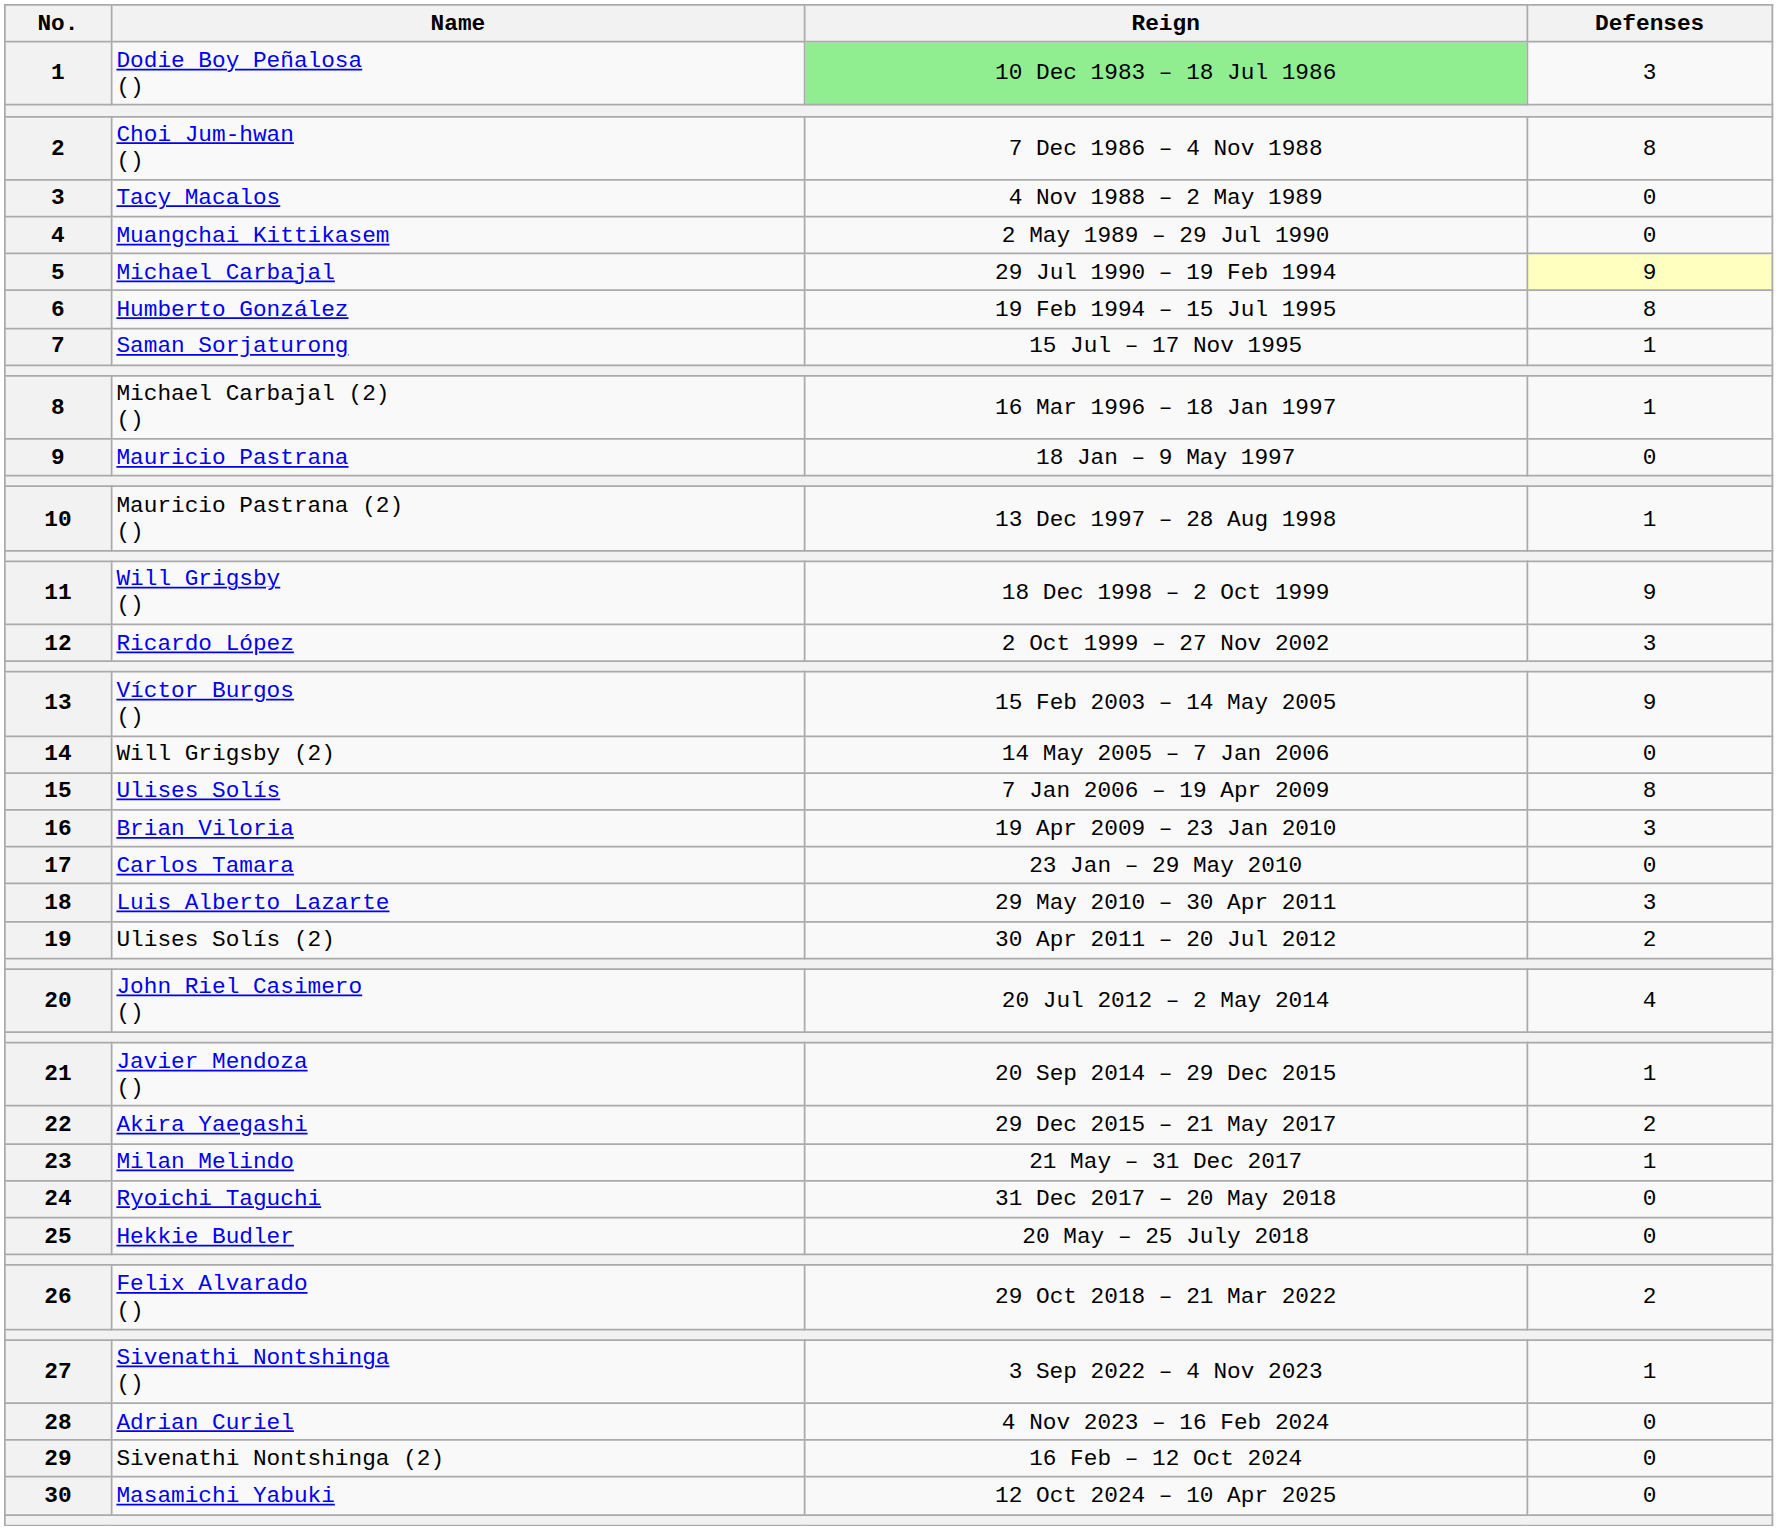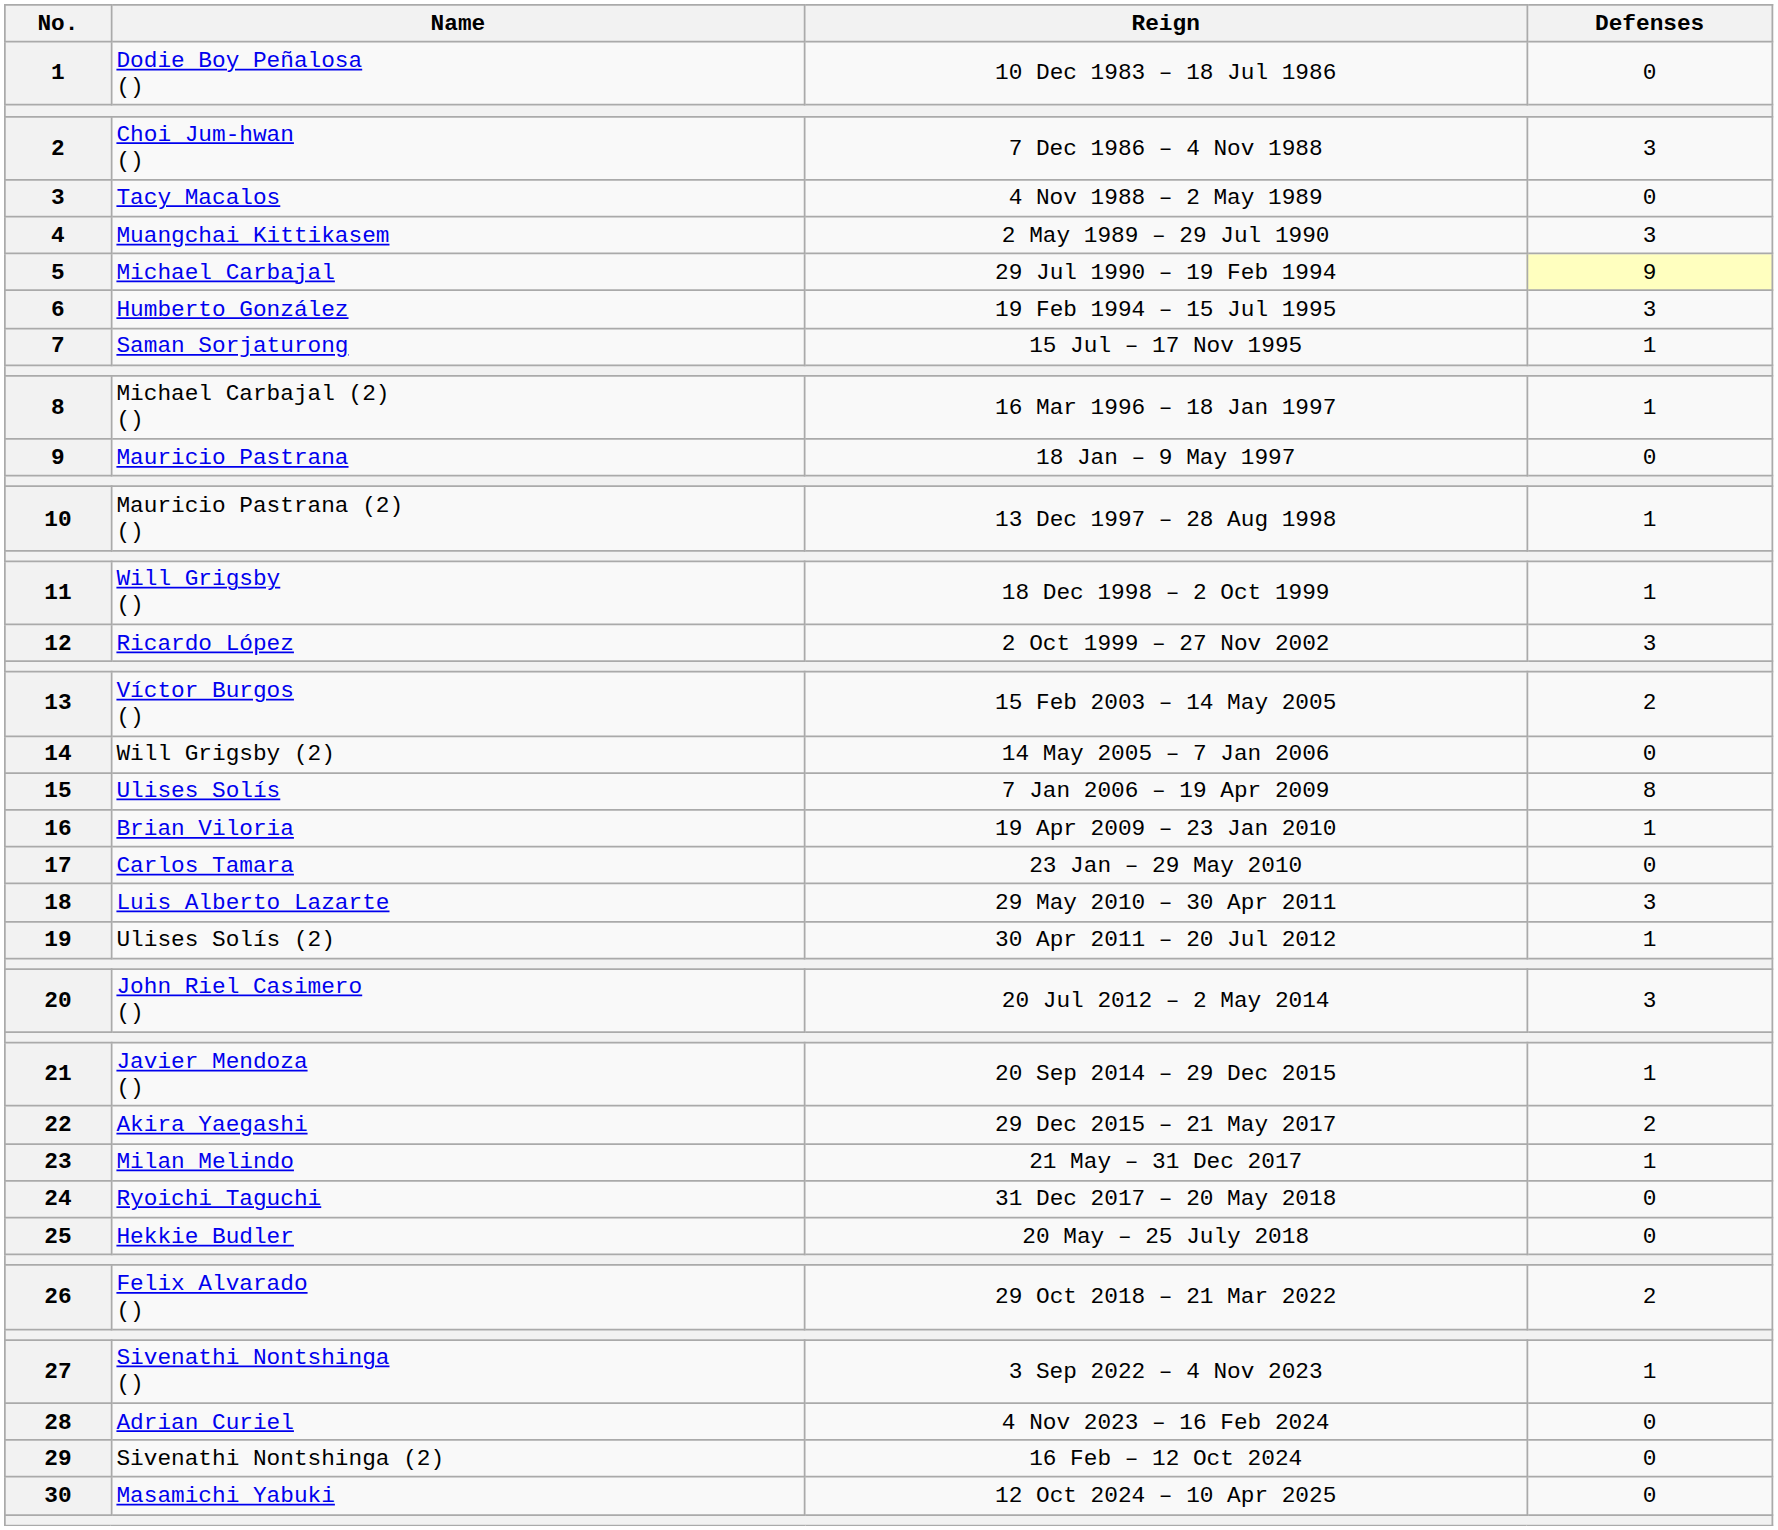(1166, 74) lightgreen background -> (1166, 74) no background
(1650, 74) 3 -> (1650, 74) 0
(1650, 148) 8 -> (1650, 148) 3
(1650, 235) 0 -> (1650, 235) 3
(1650, 309) 8 -> (1650, 309) 3
(1650, 593) 9 -> (1650, 593) 1
(1650, 704) 9 -> (1650, 704) 2
(1650, 828) 3 -> (1650, 828) 1
(1650, 940) 2 -> (1650, 940) 1
(1650, 1001) 4 -> (1650, 1001) 3
